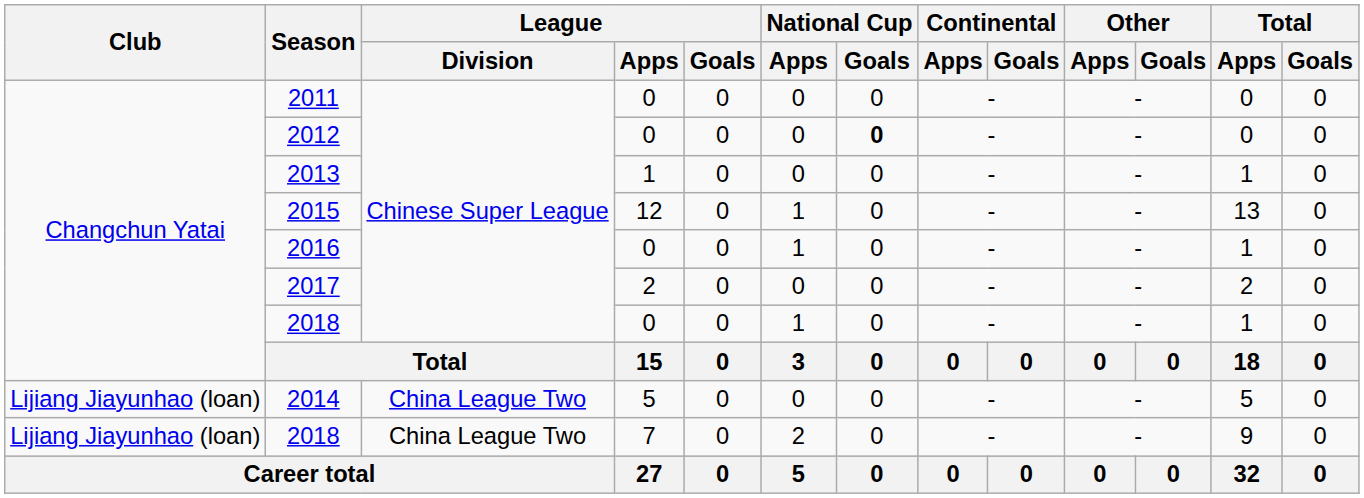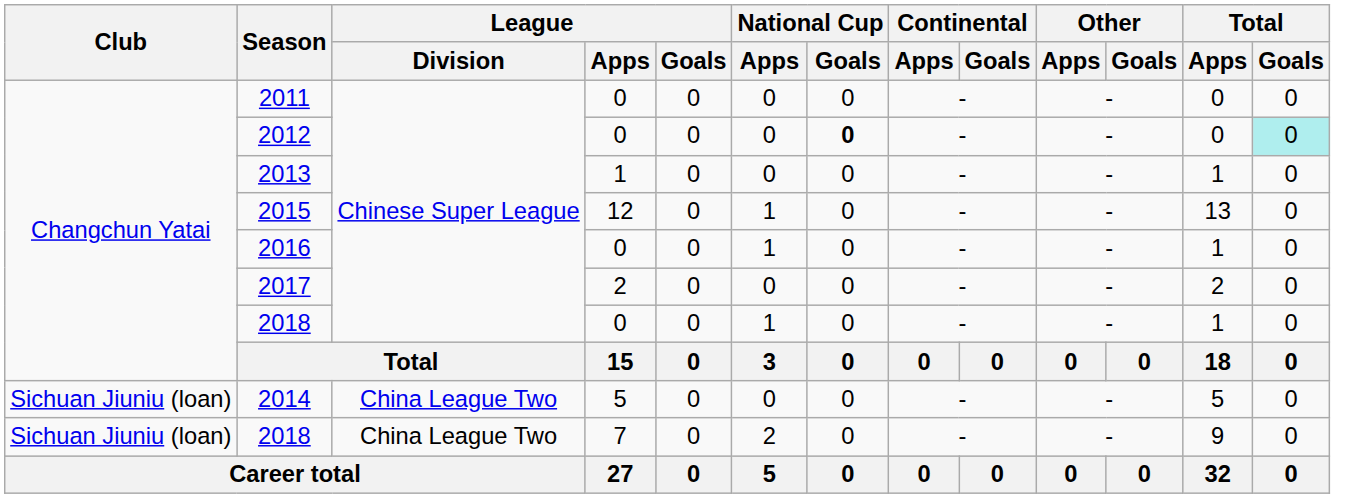(1320, 135) no background -> (1291, 135) paleturquoise background
(135, 398) Lijiang Jiayunhao (loan) -> (121, 398) Sichuan Jiuniu (loan)
(135, 436) Lijiang Jiayunhao (loan) -> (121, 436) Sichuan Jiuniu (loan)
